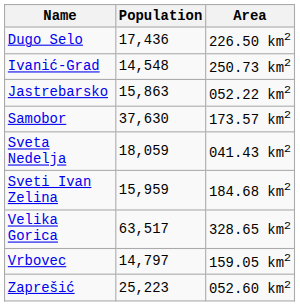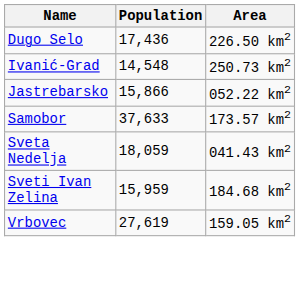(144, 93) 15,863 -> (144, 93) 15,866
(144, 119) 37,630 -> (144, 119) 37,633
- row: (33, 229)
(144, 261) 14,797 -> (144, 223) 27,619
- row: (41, 288)
